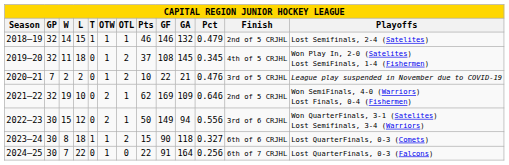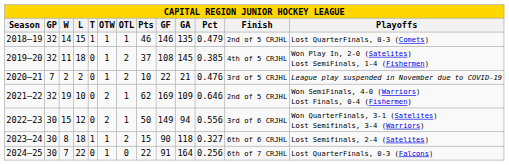(185, 39) 132 -> (185, 39) 135
(360, 40) Lost Semifinals, 2-4 (Satelites) -> (360, 40) Lost QuarterFinals, 0-3 (Comets)
(210, 58) 0.345 -> (210, 58) 0.385
(360, 140) Lost QuarterFinals, 0-3 (Comets) -> (360, 140) Lost Semifinals, 2-4 (Satelites)
